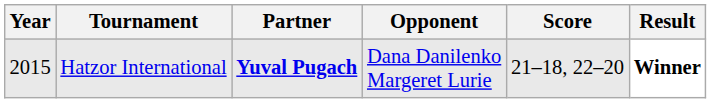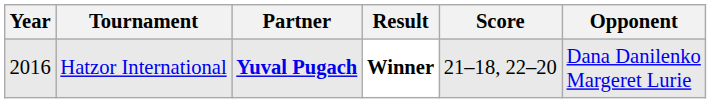columns swapped: (434, 21) <-> (667, 21)
(30, 67) 2015 -> (30, 67) 2016
